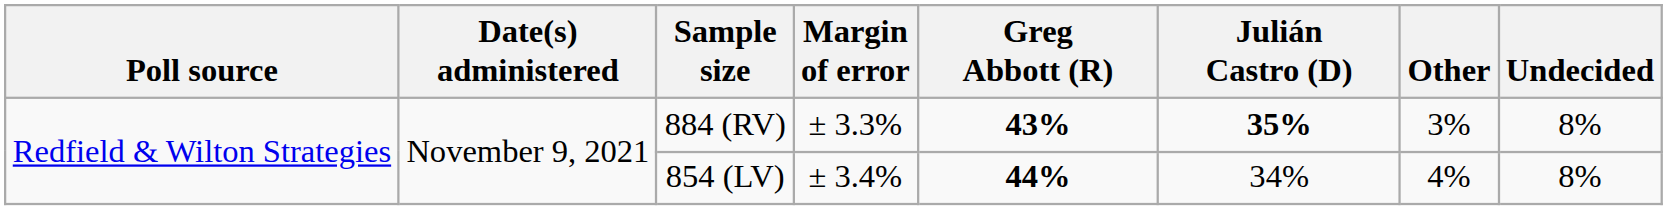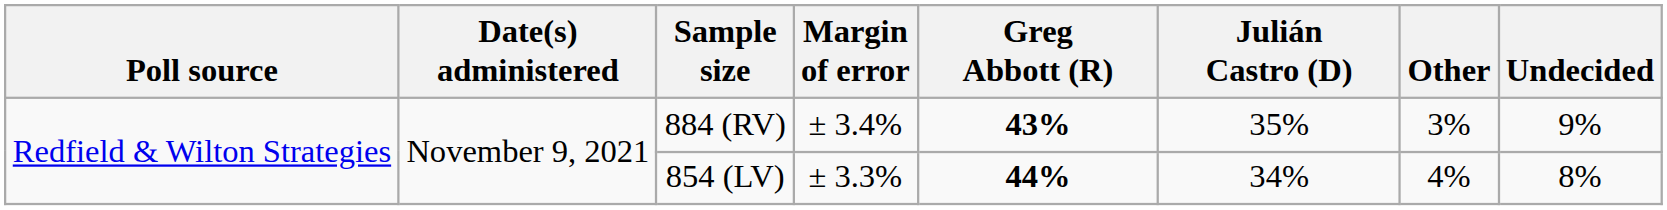(855, 123) ± 3.3% -> (855, 123) ± 3.4%
(1279, 123) bold -> (1279, 123) normal
(1580, 123) 8% -> (1580, 123) 9%
(855, 177) ± 3.4% -> (855, 177) ± 3.3%
